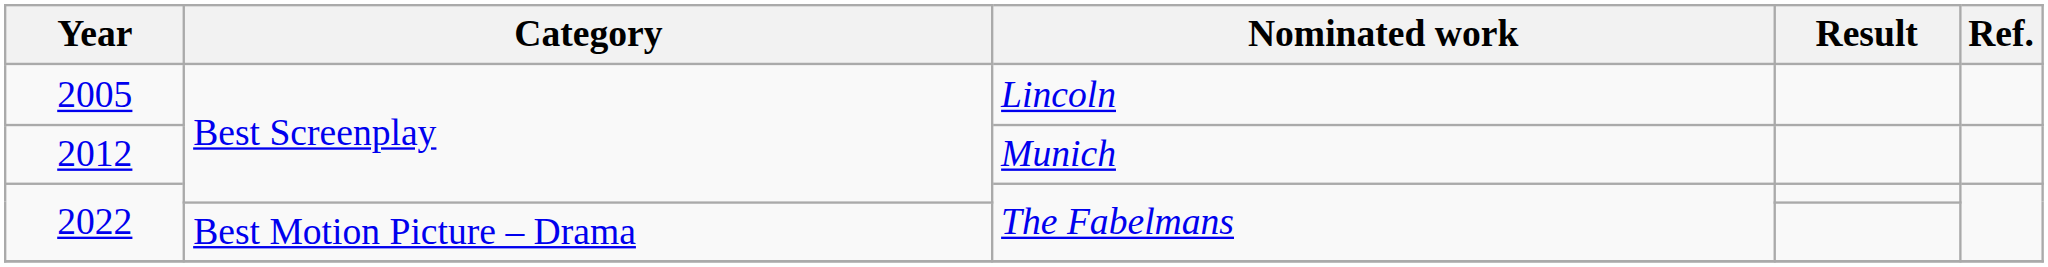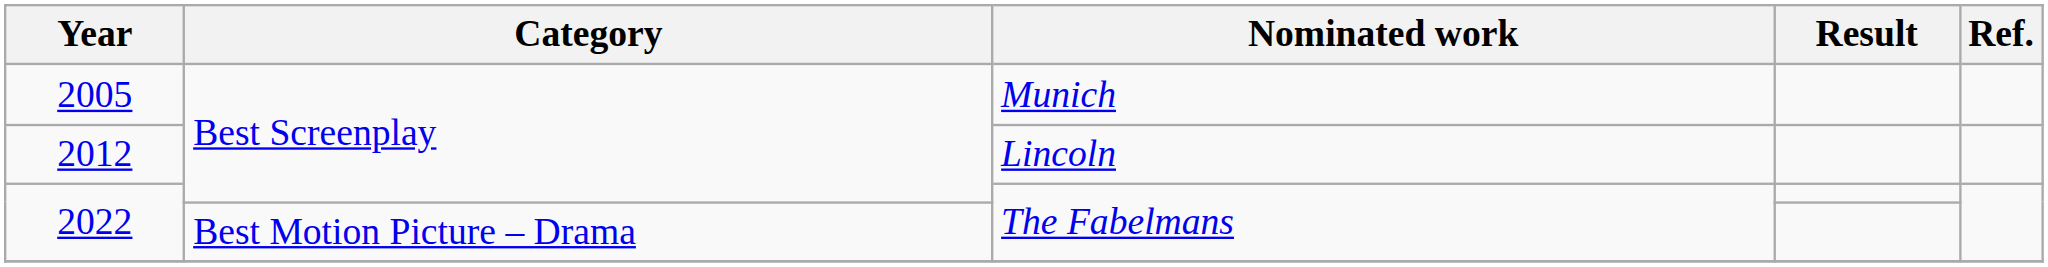(1059, 93) Lincoln -> (1059, 93) Munich
(1059, 153) Munich -> (1059, 153) Lincoln
